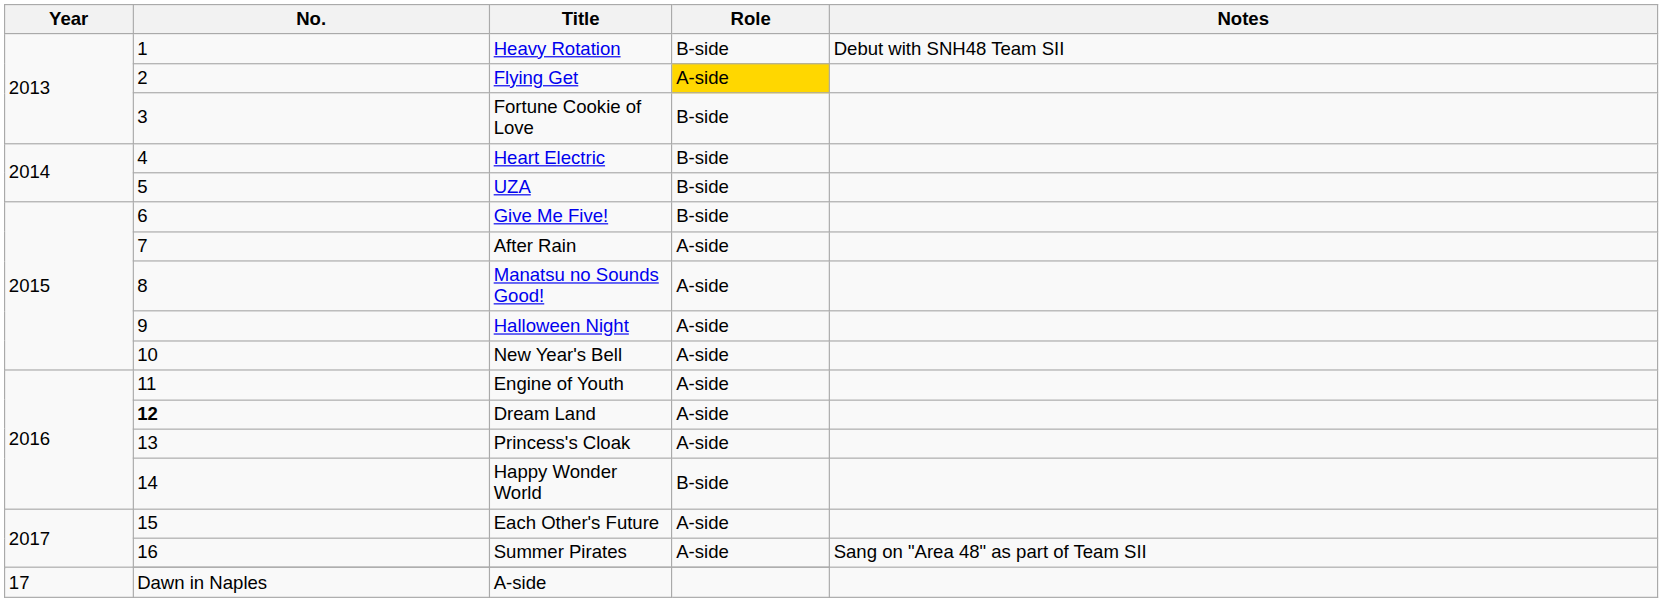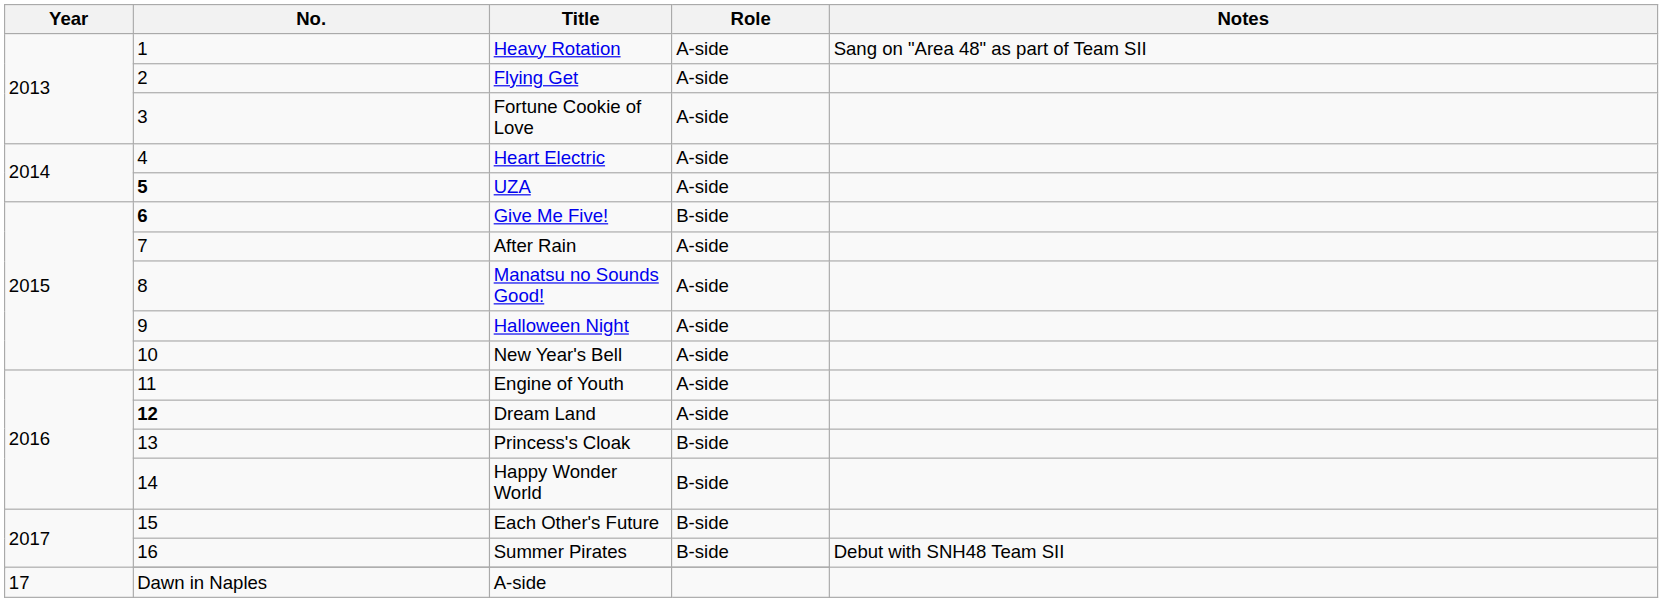(703, 48) B-side -> (703, 48) A-side
(949, 48) Debut with SNH48 Team SII -> (990, 48) Sang on "Area 48" as part of Team SII
(703, 78) gold background -> (703, 78) no background
(703, 117) B-side -> (703, 117) A-side
(703, 157) B-side -> (703, 157) A-side
(142, 187) normal -> (142, 187) bold
(703, 187) B-side -> (703, 187) A-side
(142, 216) normal -> (142, 216) bold
(703, 443) A-side -> (703, 443) B-side
(703, 523) A-side -> (703, 523) B-side
(703, 552) A-side -> (703, 552) B-side
(990, 552) Sang on "Area 48" as part of Team SII -> (949, 552) Debut with SNH48 Team SII
